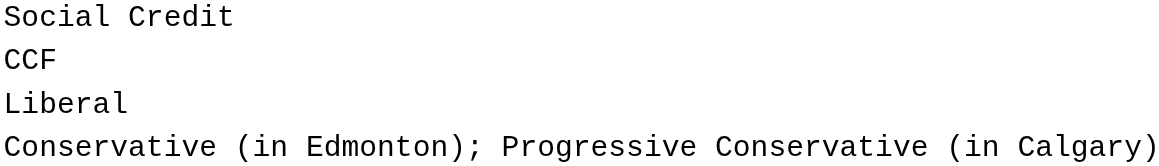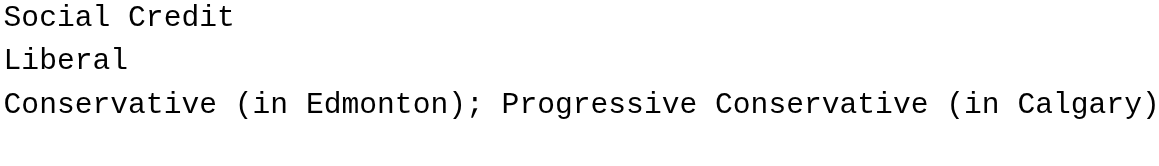- row: (30, 61)
